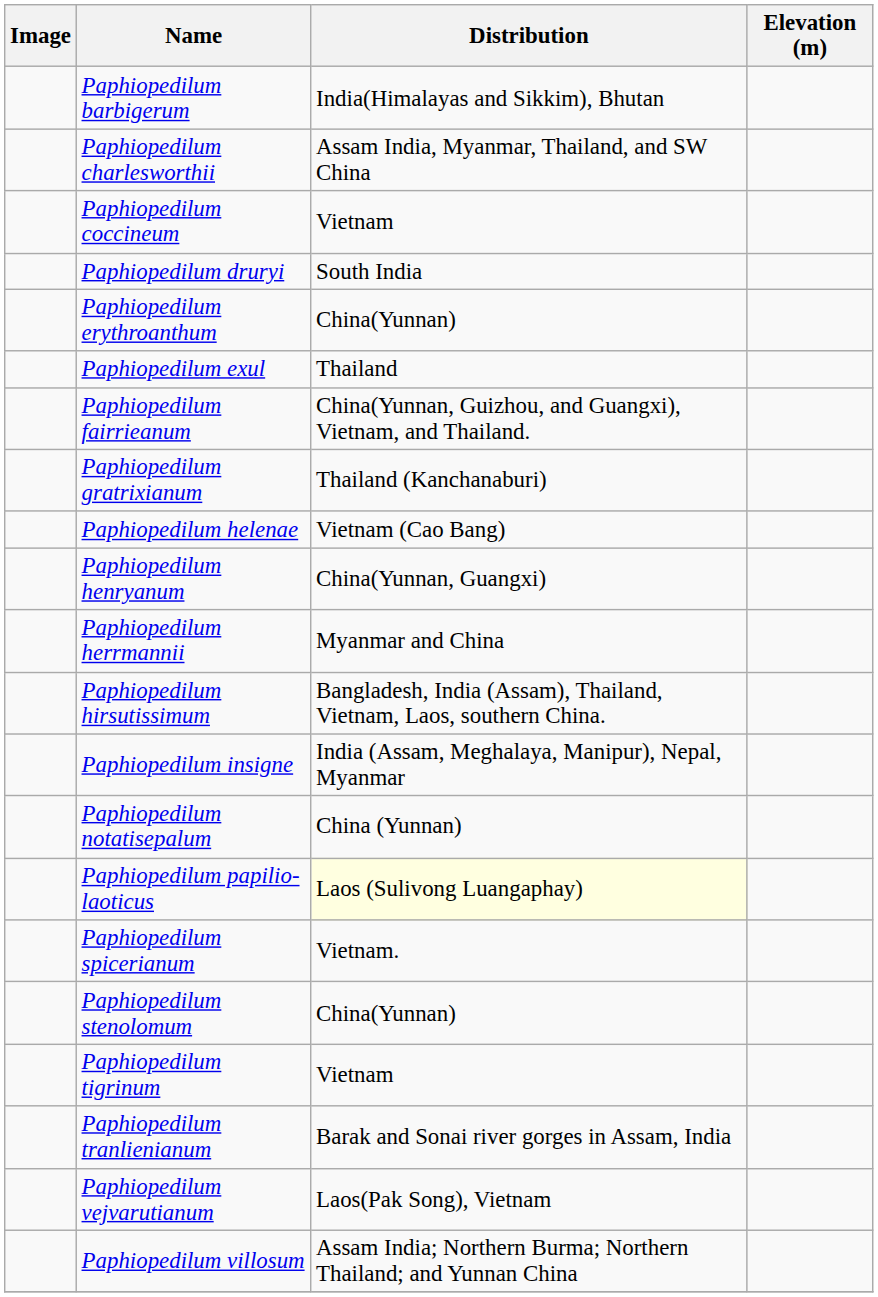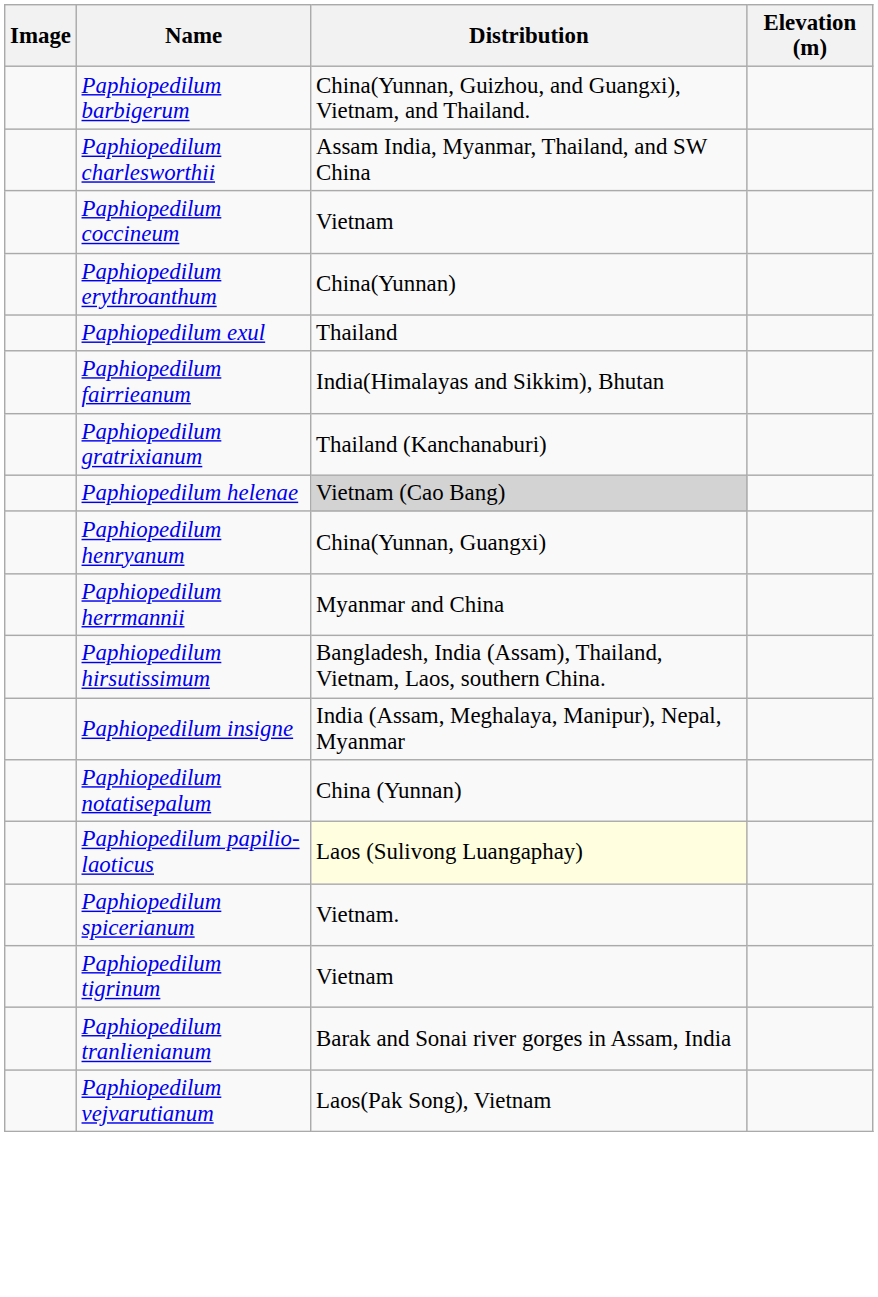(490, 97) India(Himalayas and Sikkim), Bhutan -> (498, 97) China(Yunnan, Guizhou, and Guangxi), Vietnam, and Thailand.
- row: (183, 270)
(498, 418) China(Yunnan, Guizhou, and Guangxi), Vietnam, and Thailand. -> (490, 381) India(Himalayas and Sikkim), Bhutan
(411, 529) no background -> (411, 493) lightgrey background
- row: (151, 1012)
- row: (193, 1260)
